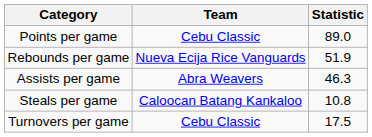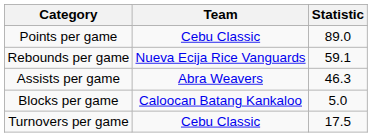(338, 57) 51.9 -> (338, 57) 59.1
- row: (68, 100)
+ row: (68, 100)
